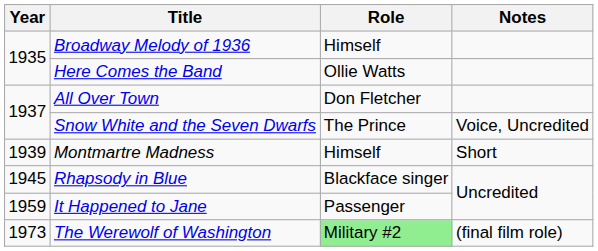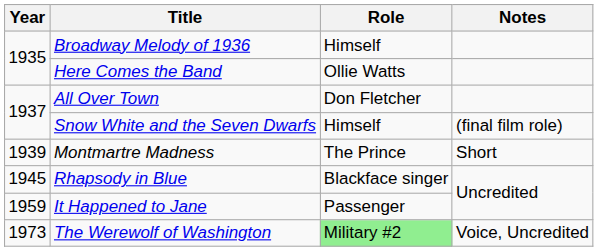(365, 125) The Prince -> (352, 125) Himself
(523, 125) Voice, Uncredited -> (509, 125) (final film role)
(352, 152) Himself -> (365, 152) The Prince
(509, 233) (final film role) -> (523, 233) Voice, Uncredited
